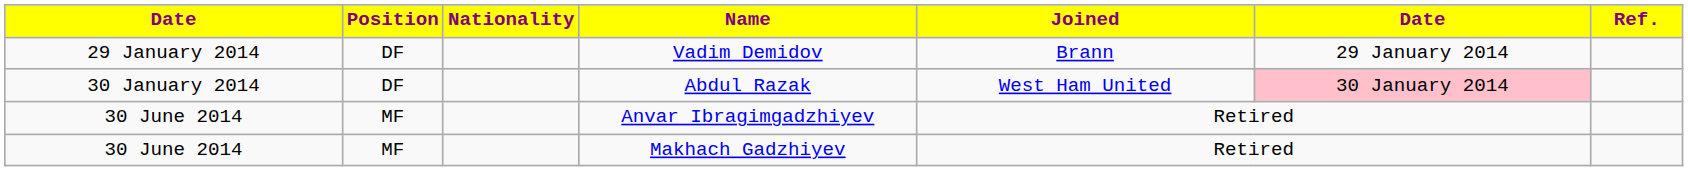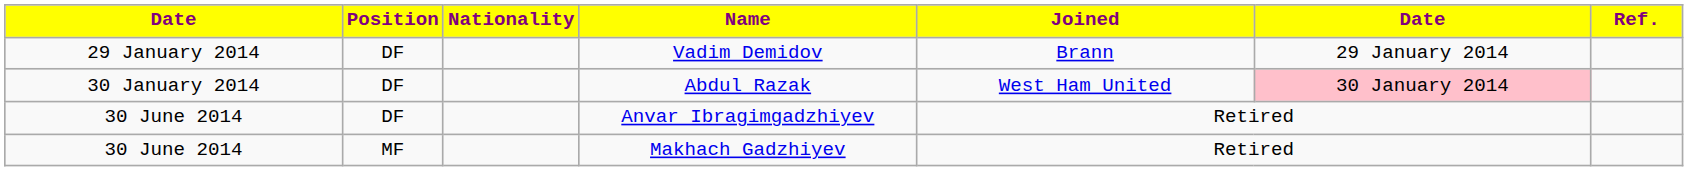(393, 117) MF -> (393, 117) DF
